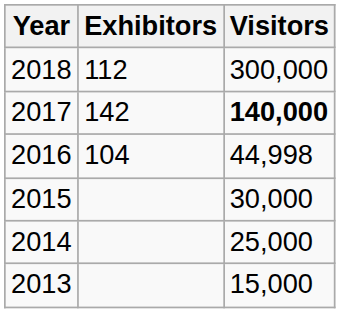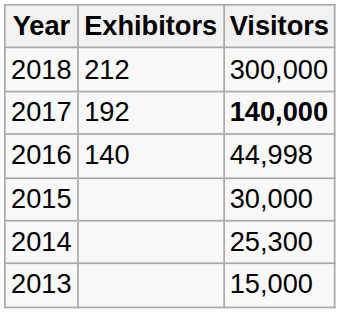(106, 69) 112 -> (107, 69) 212
(107, 112) 142 -> (107, 112) 192
(107, 155) 104 -> (107, 155) 140
(271, 241) 25,000 -> (271, 241) 25,300
